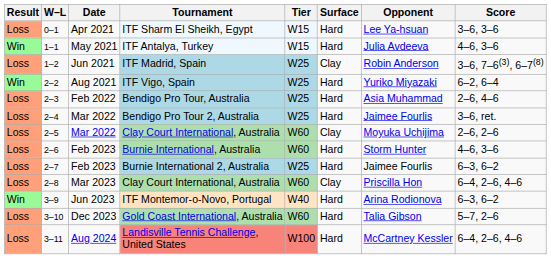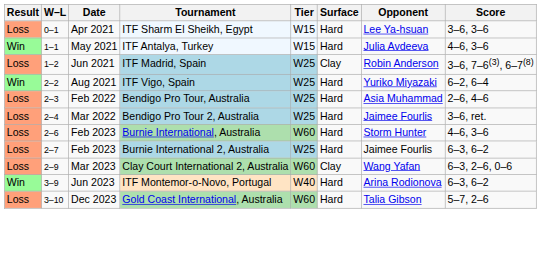- row: (51, 133)
- row: (51, 183)
+ row: (51, 167)
- row: (53, 240)
